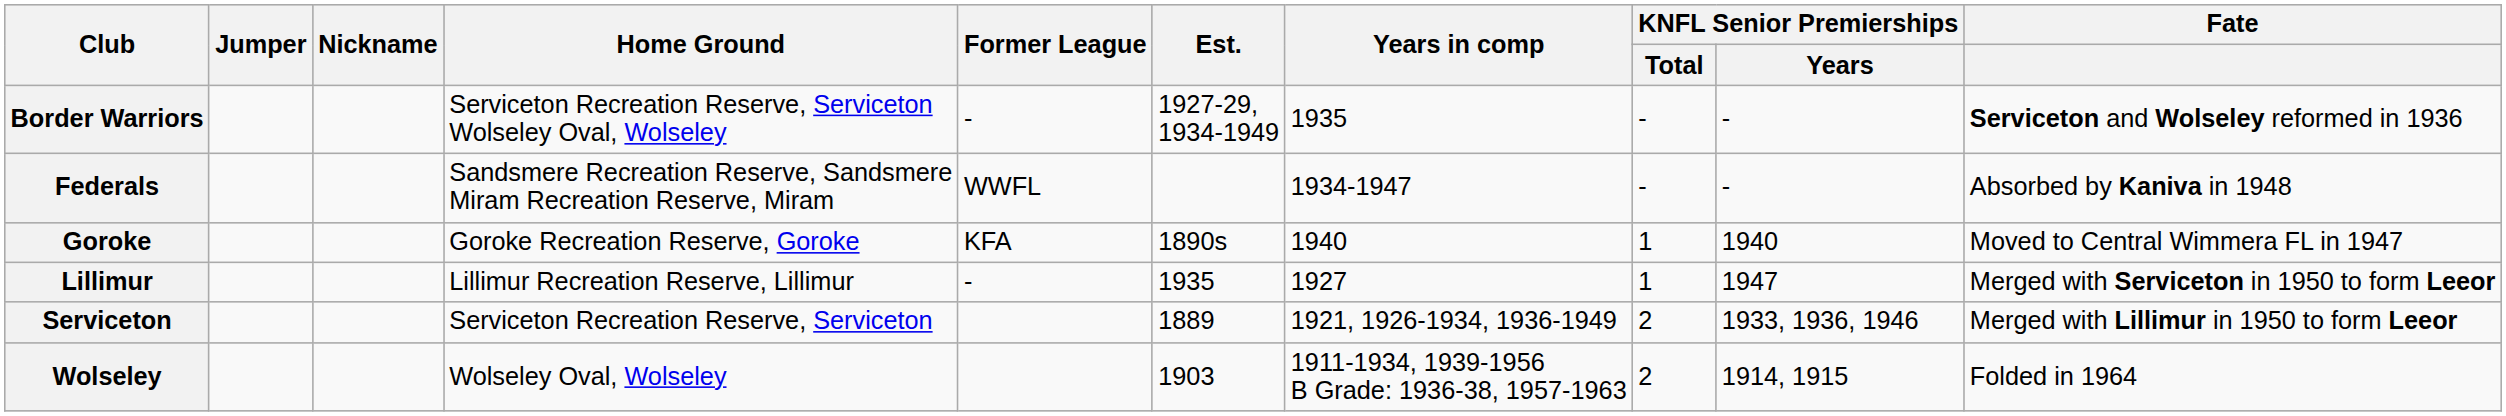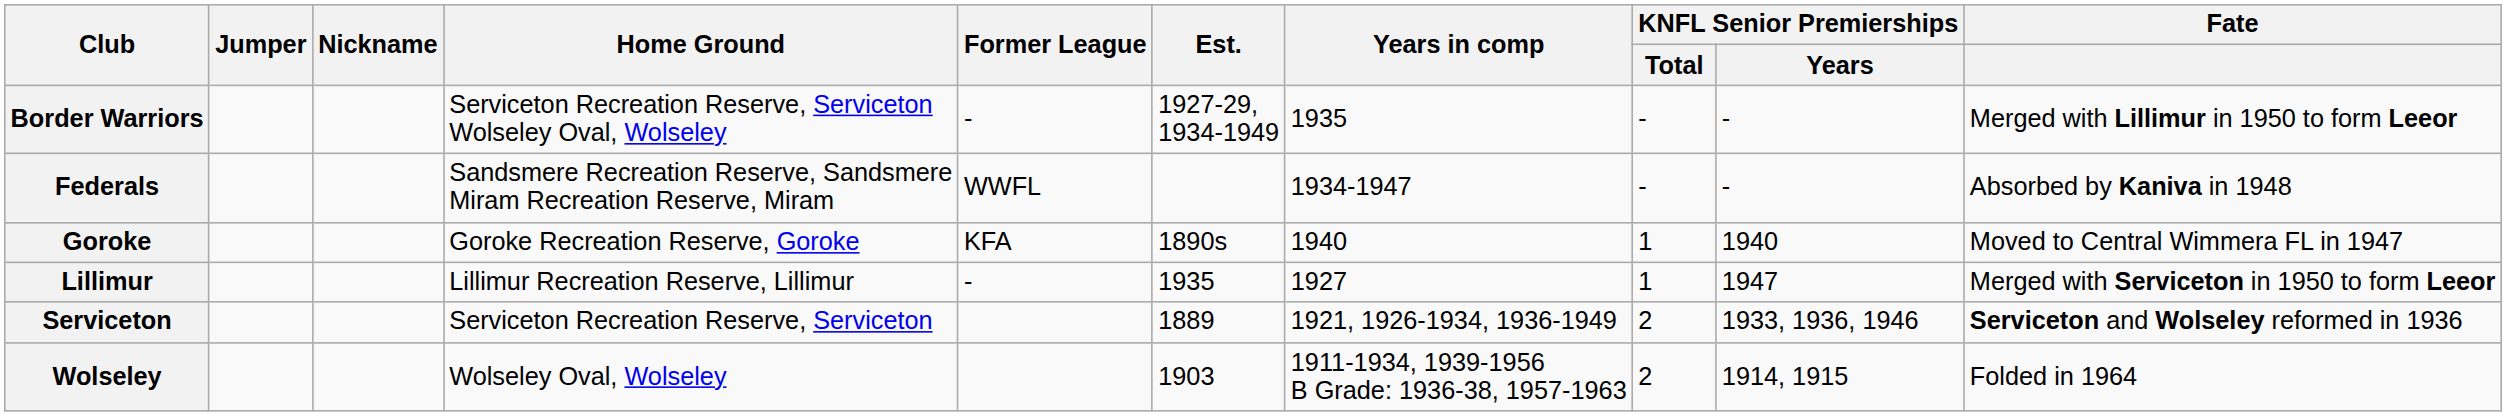(2216, 118) Serviceton and Wolseley reformed in 1936 -> (2214, 118) Merged with Lillimur in 1950 to form Leeor
(2214, 321) Merged with Lillimur in 1950 to form Leeor -> (2216, 321) Serviceton and Wolseley reformed in 1936
